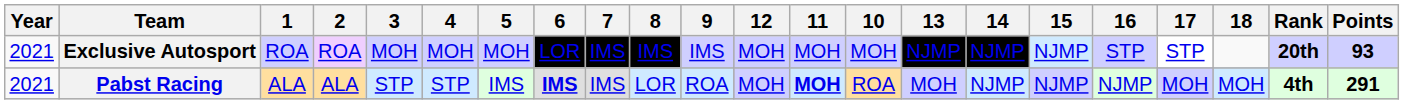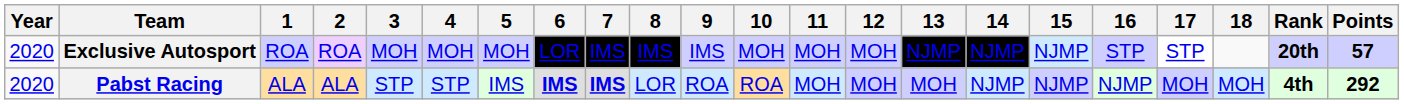columns swapped: (874, 20) <-> (761, 20)
(32, 52) 2021 -> (32, 52) 2020
(1363, 52) 93 -> (1363, 52) 57
(32, 83) 2021 -> (32, 83) 2020
(607, 83) normal -> (607, 83) bold
(817, 83) bold -> (817, 83) normal
(1363, 83) 291 -> (1363, 83) 292
